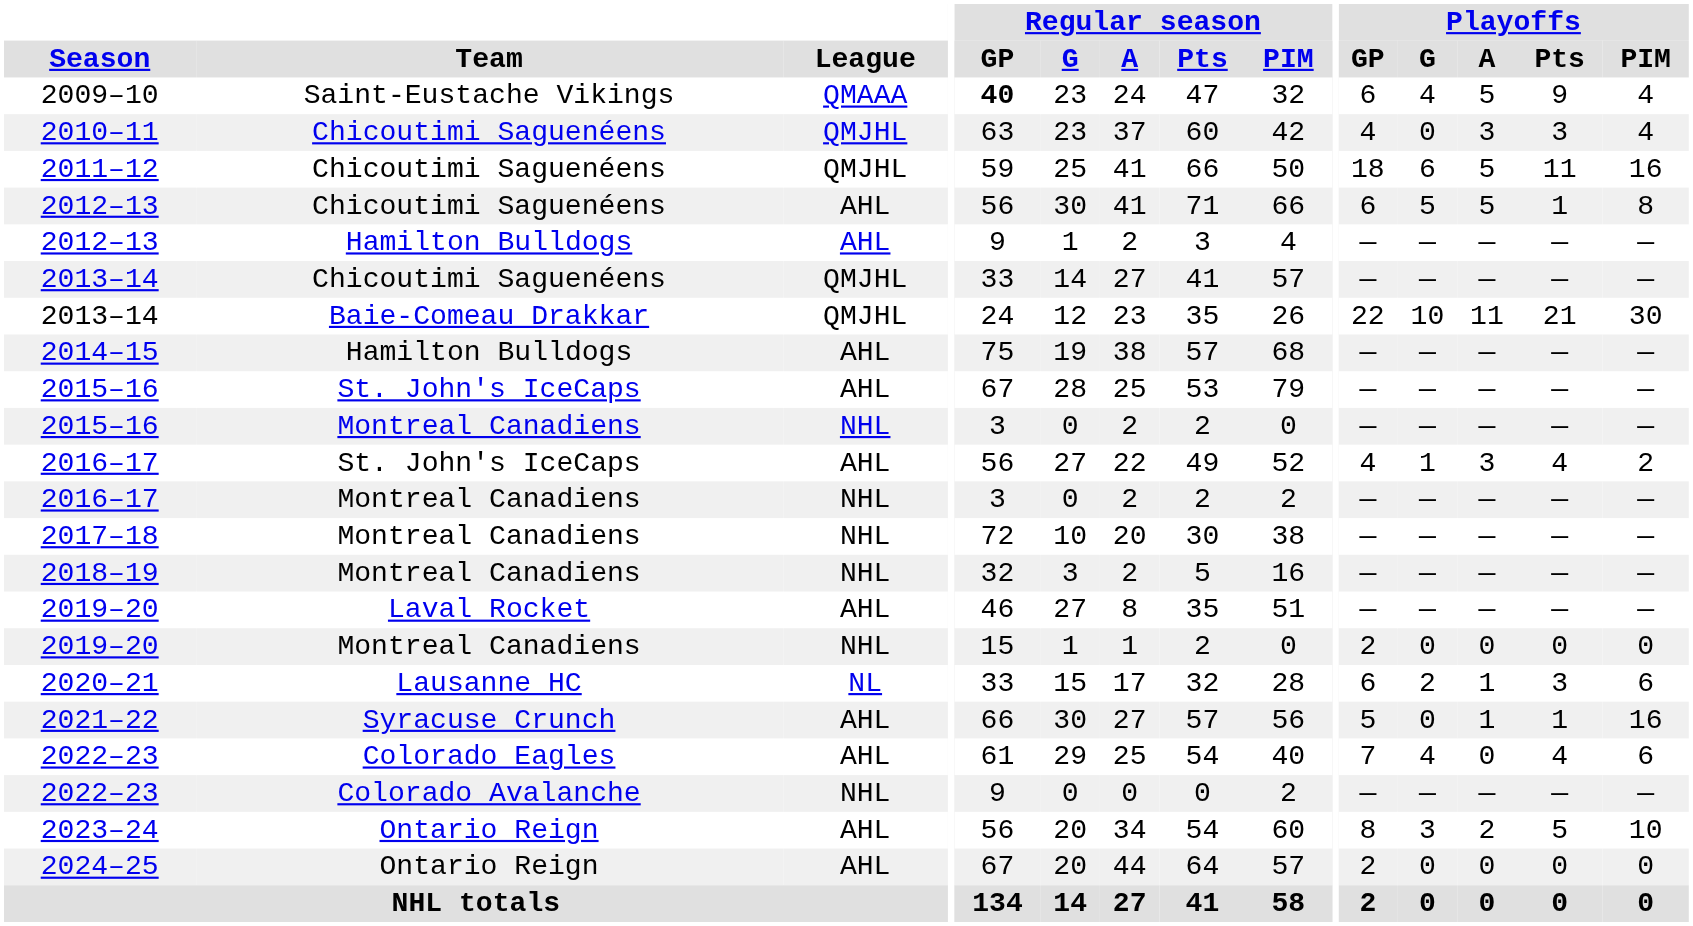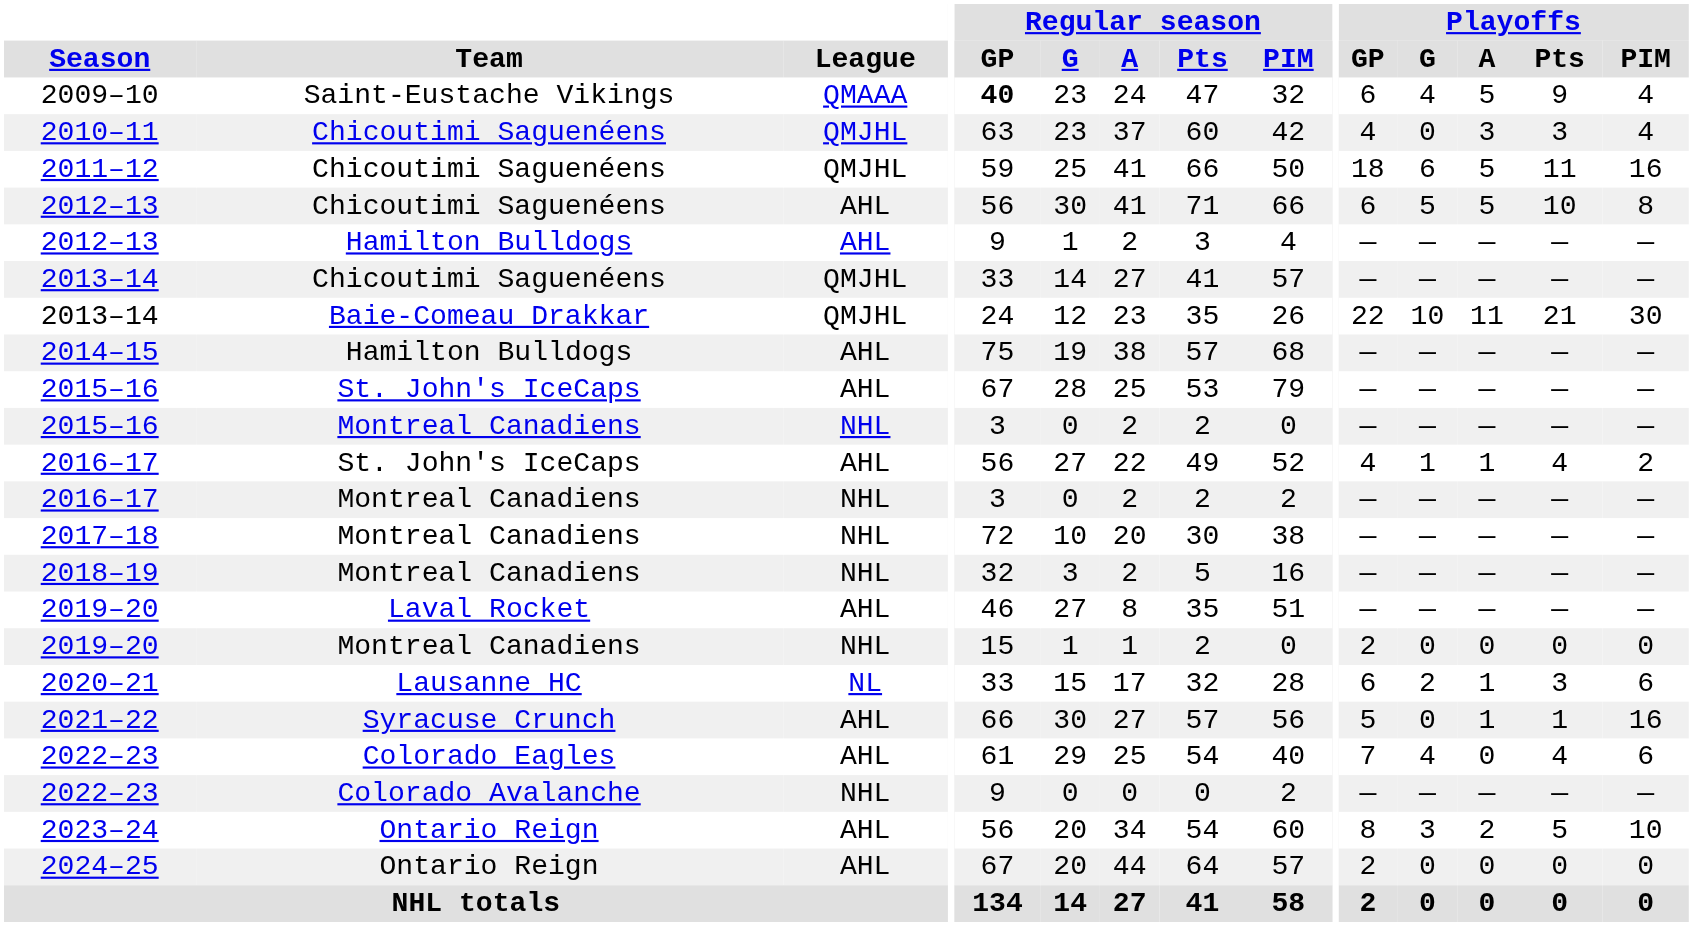(1560, 206) 1 -> (1560, 206) 10
(1487, 463) 3 -> (1487, 463) 1
